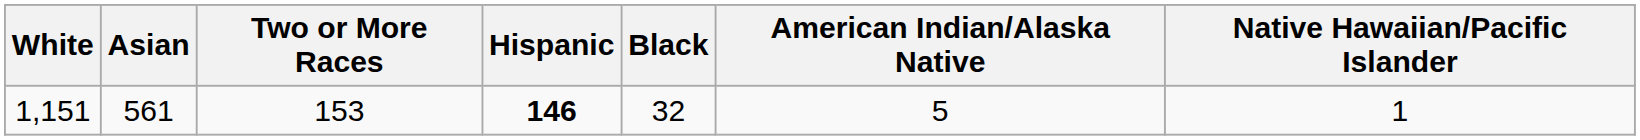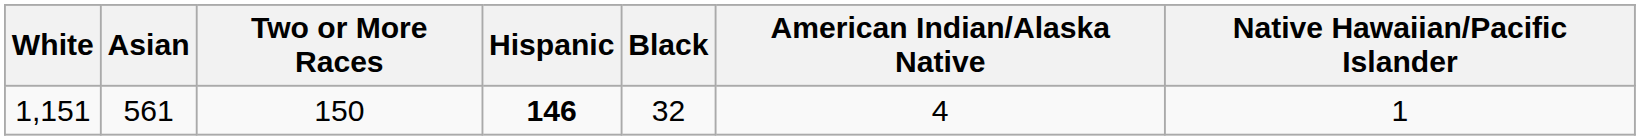(339, 109) 153 -> (339, 109) 150
(940, 109) 5 -> (940, 109) 4
